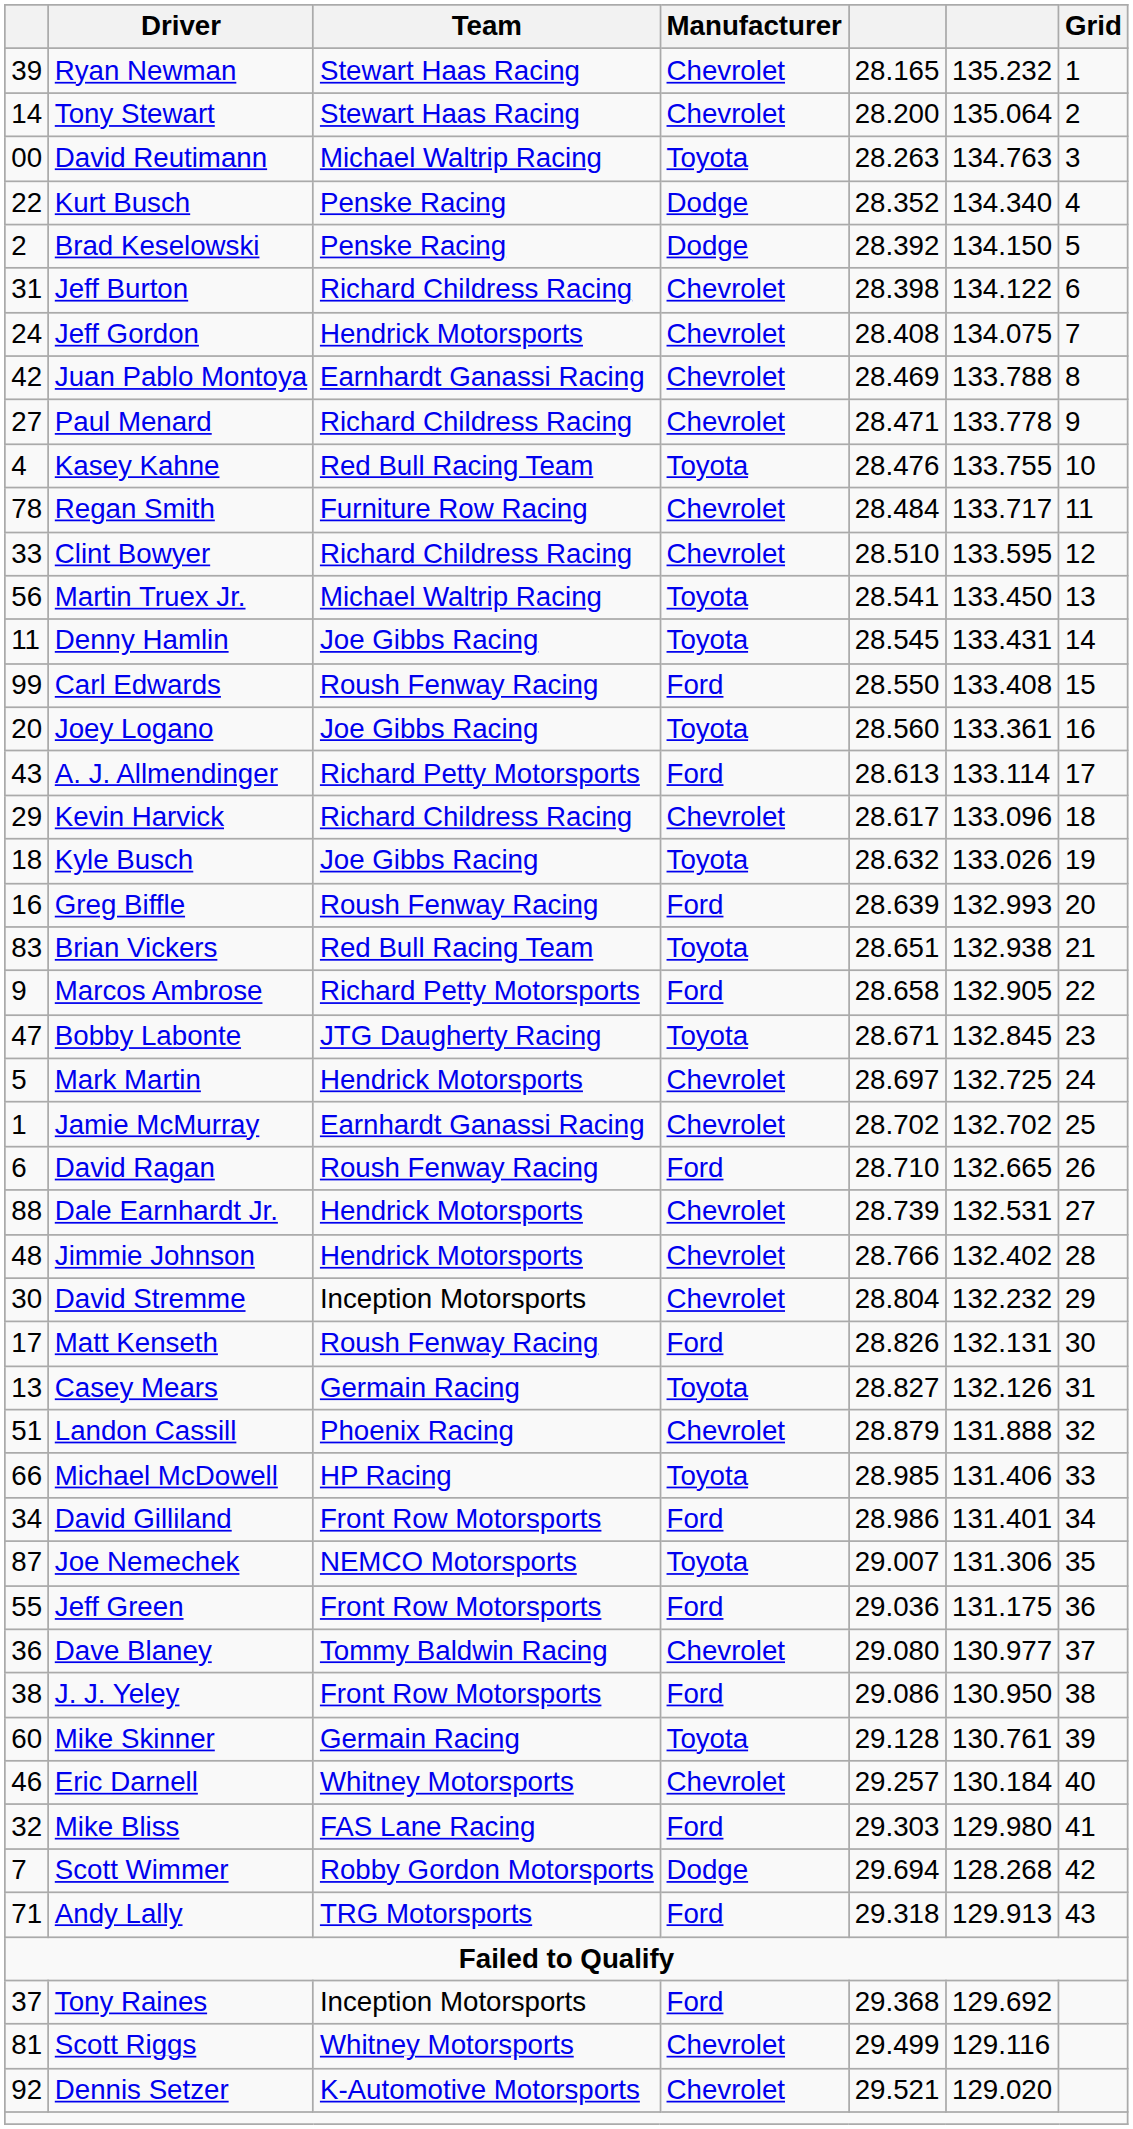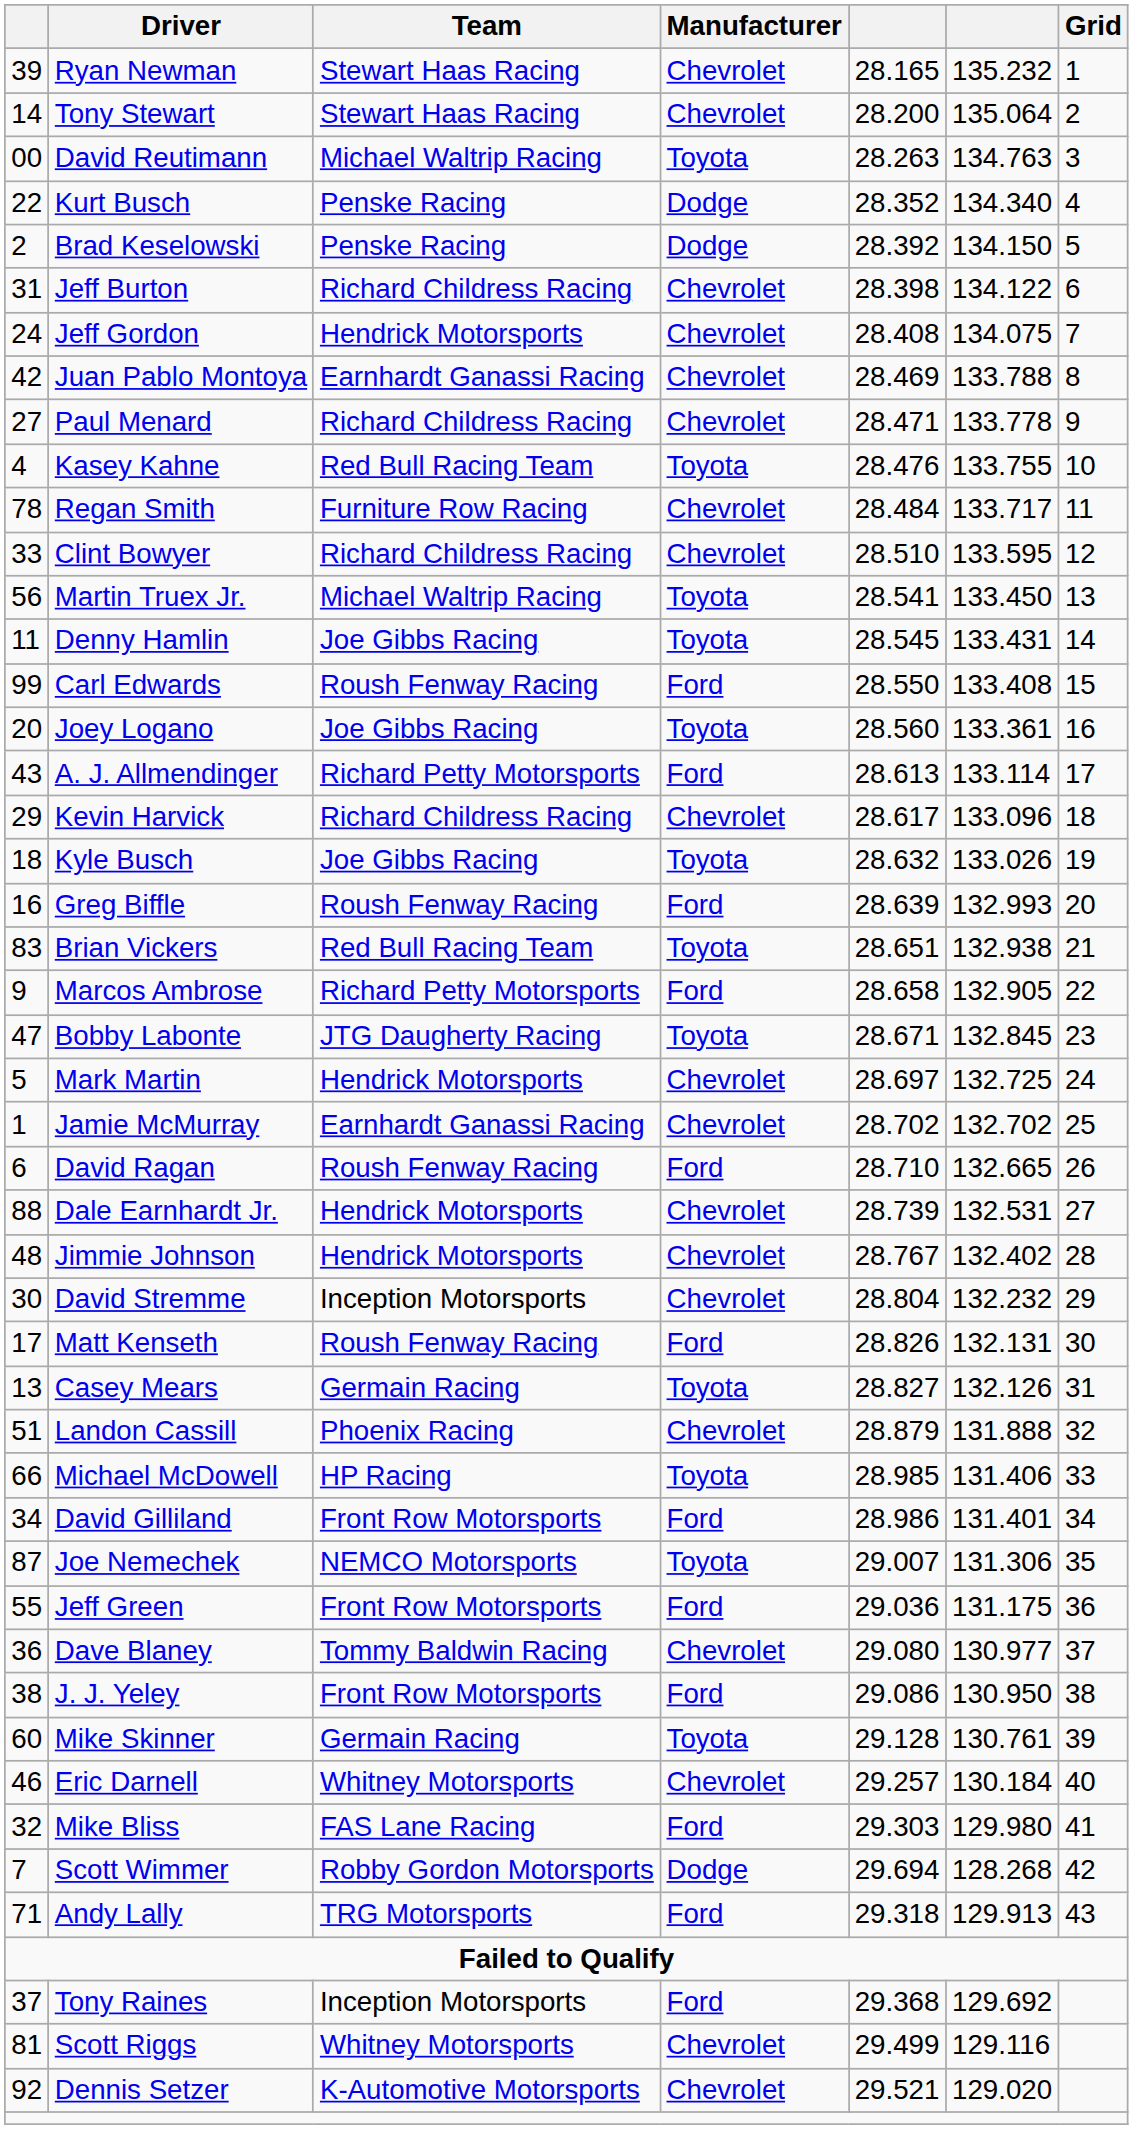(897, 1255) 28.766 -> (897, 1255) 28.767
